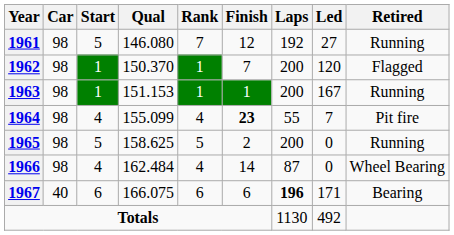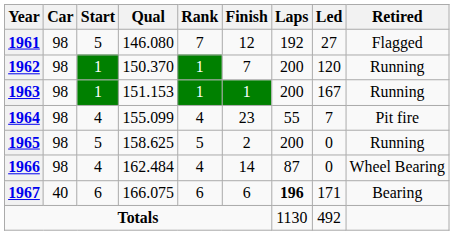(397, 42) Running -> (397, 42) Flagged
(397, 67) Flagged -> (397, 67) Running
(247, 117) bold -> (247, 117) normal
